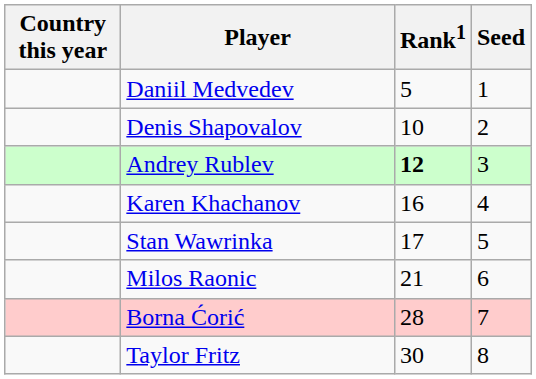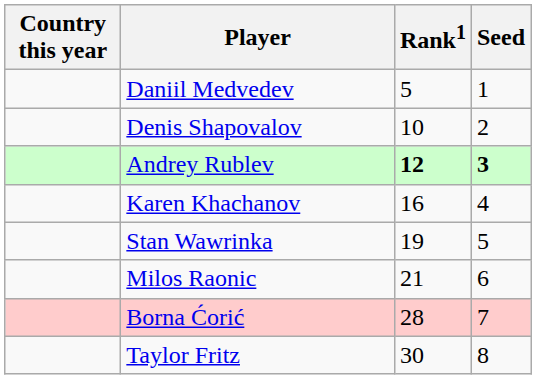(483, 164) normal -> (483, 164) bold
(412, 240) 17 -> (412, 240) 19
